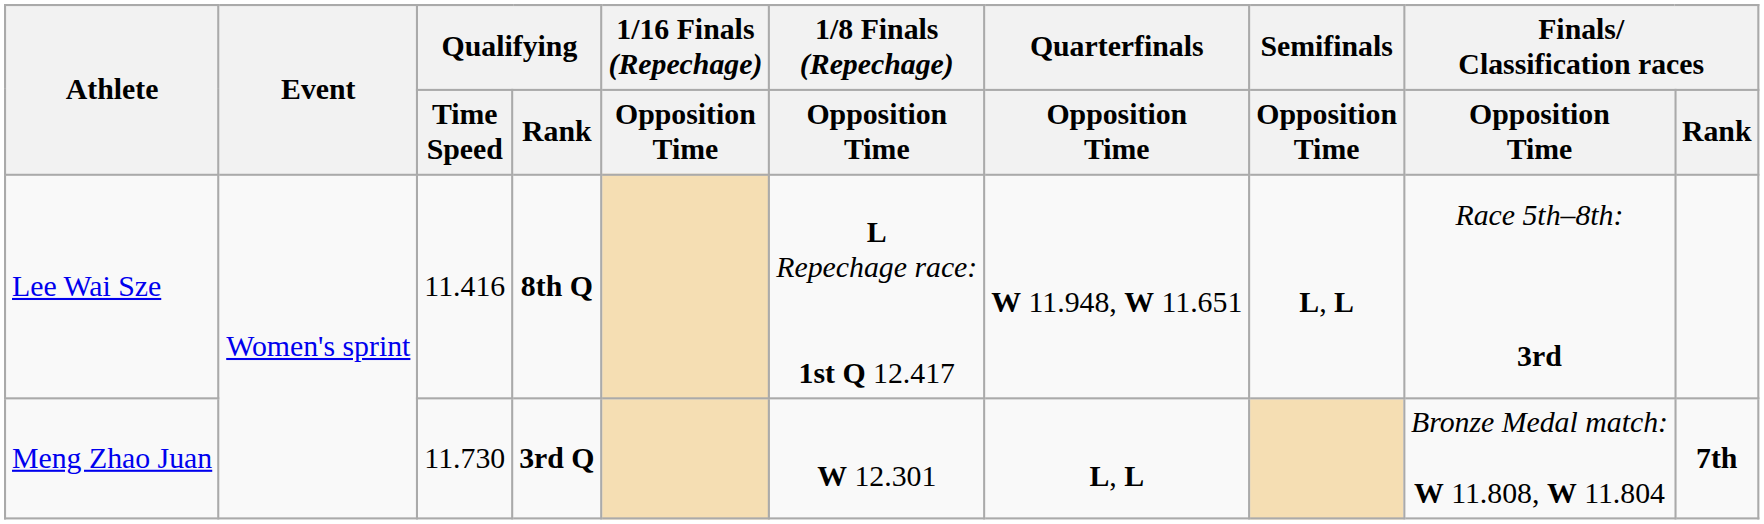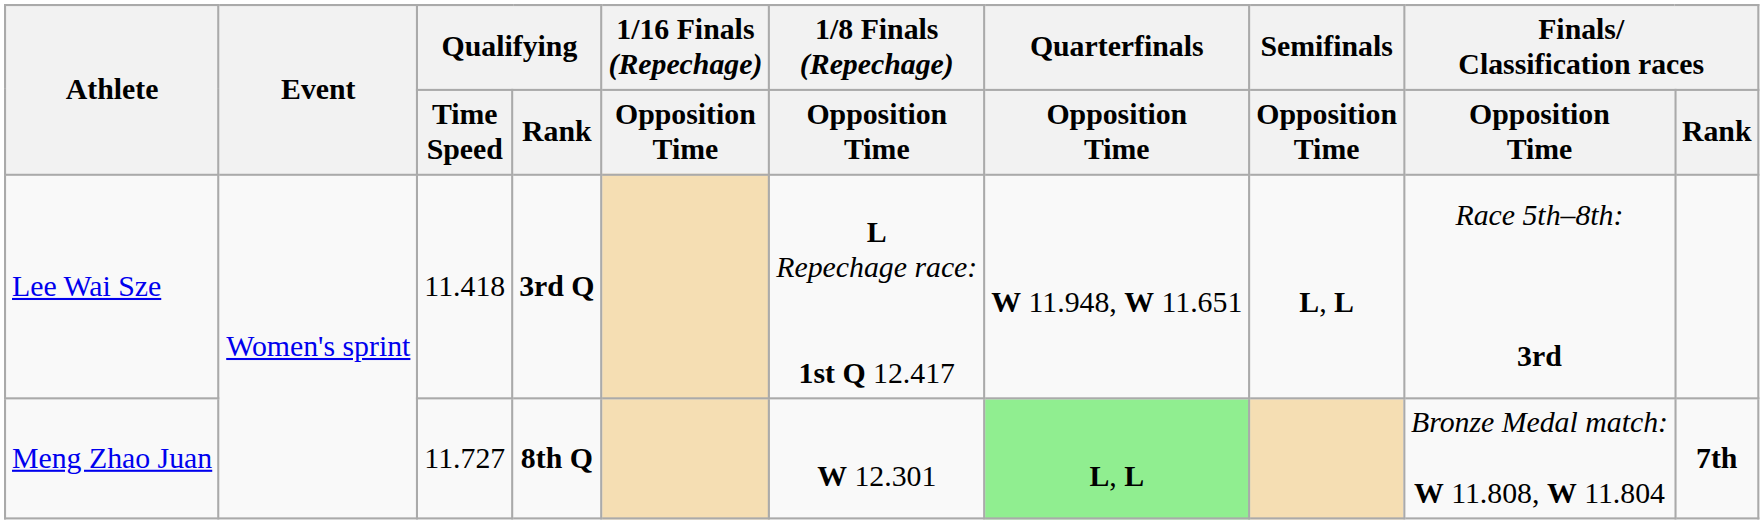(465, 286) 11.416 -> (465, 286) 11.418
(557, 286) 8th Q -> (557, 286) 3rd Q
(465, 458) 11.730 -> (465, 458) 11.727
(557, 458) 3rd Q -> (557, 458) 8th Q
(1117, 476) no background -> (1117, 476) lightgreen background
